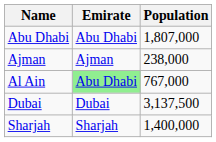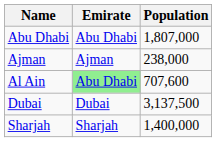(166, 81) 767,000 -> (166, 81) 707,600
